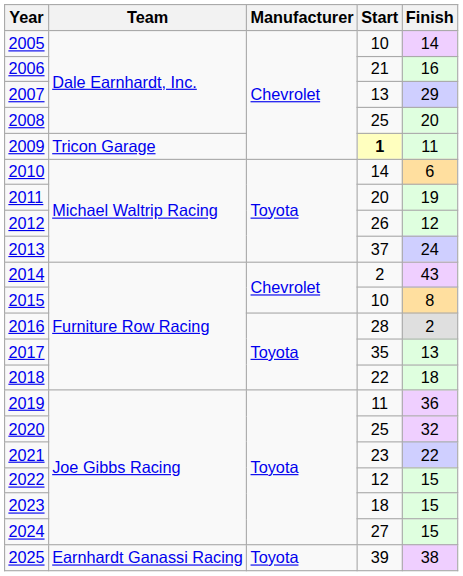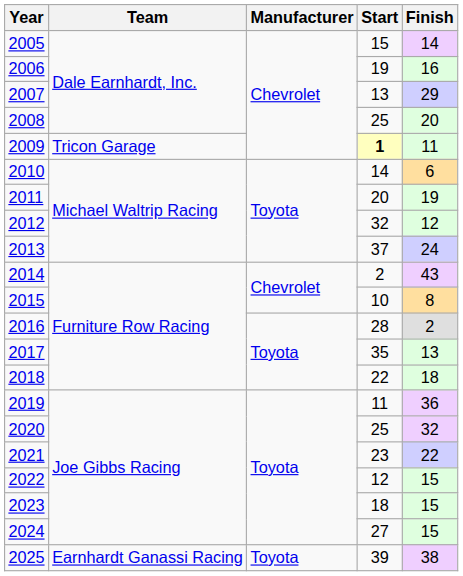(380, 44) 10 -> (380, 44) 15
(380, 69) 21 -> (380, 69) 19
(380, 223) 26 -> (380, 223) 32
